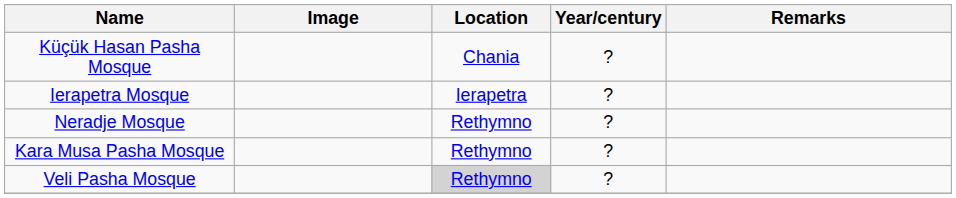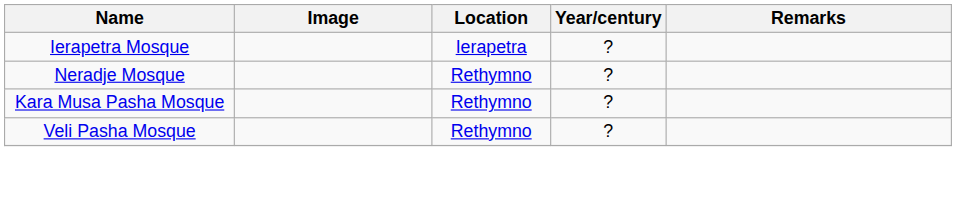- row: (120, 56)
(491, 179) lightgrey background -> (491, 131) no background
